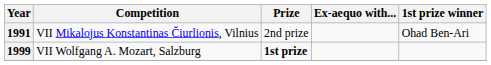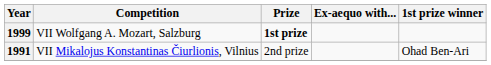rows swapped: (19, 32) <-> (19, 51)
